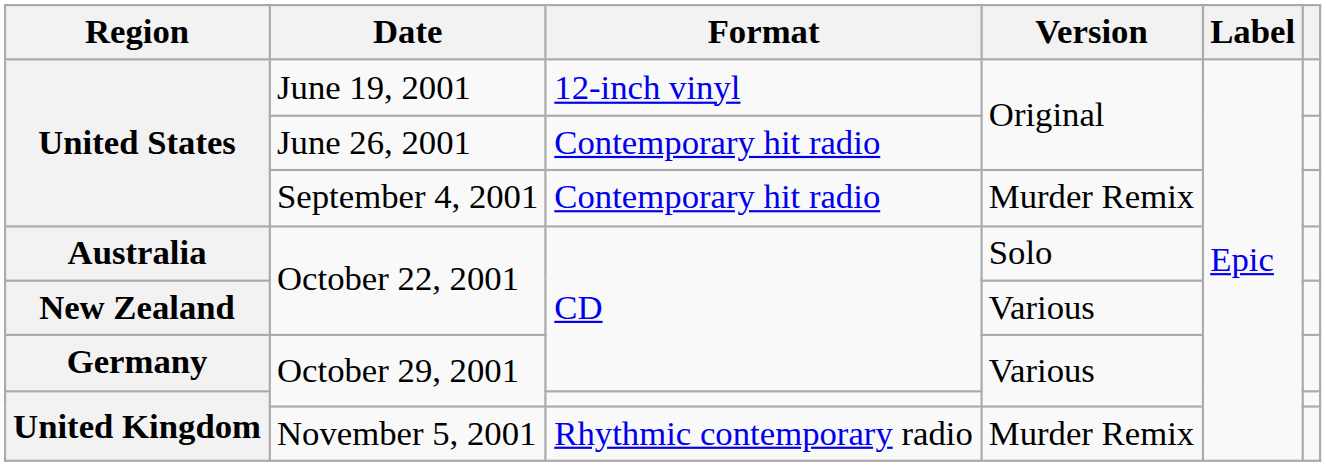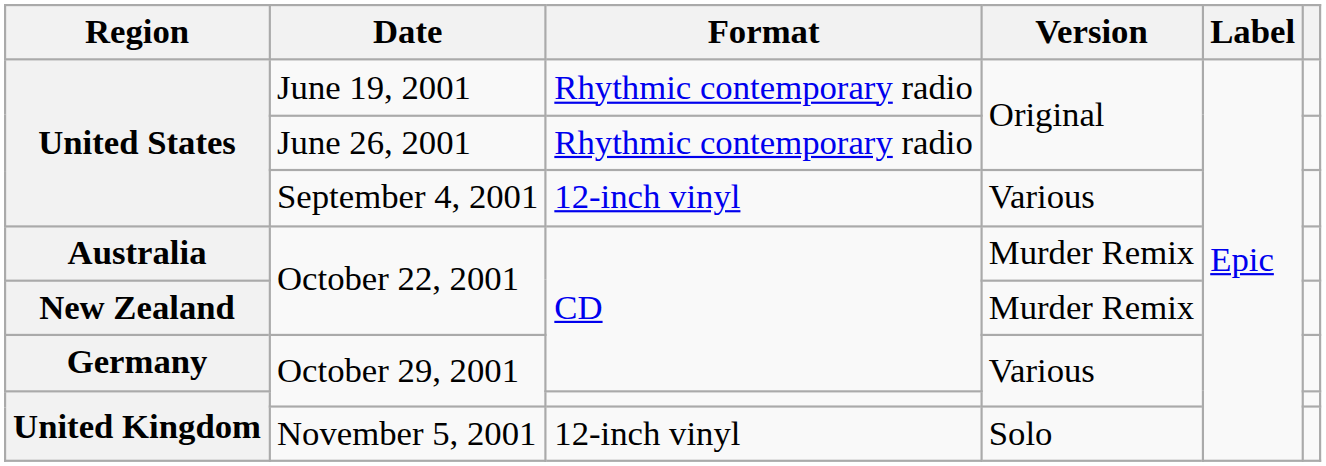(647, 87) 12-inch vinyl -> (764, 87) Rhythmic contemporary radio
(717, 142) Contemporary hit radio -> (764, 142) Rhythmic contemporary radio
(717, 197) Contemporary hit radio -> (647, 197) 12-inch vinyl
(1092, 197) Murder Remix -> (1042, 197) Various
(1021, 252) Solo -> (1092, 252) Murder Remix
(1042, 307) Various -> (1092, 307) Murder Remix
(764, 433) Rhythmic contemporary radio -> (647, 433) 12-inch vinyl
(1092, 433) Murder Remix -> (1021, 433) Solo
